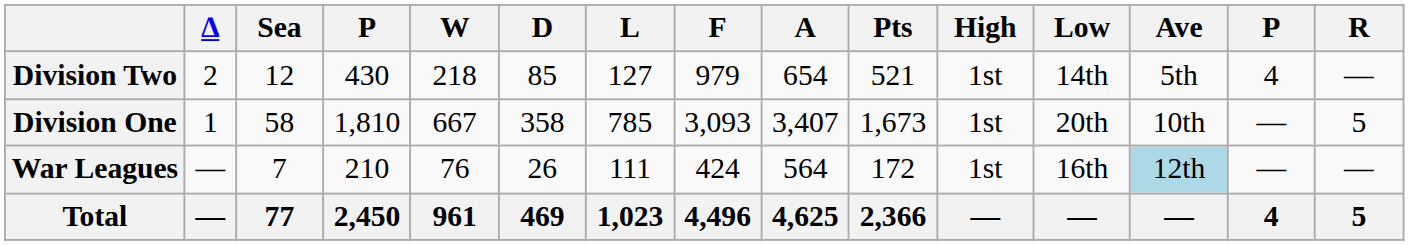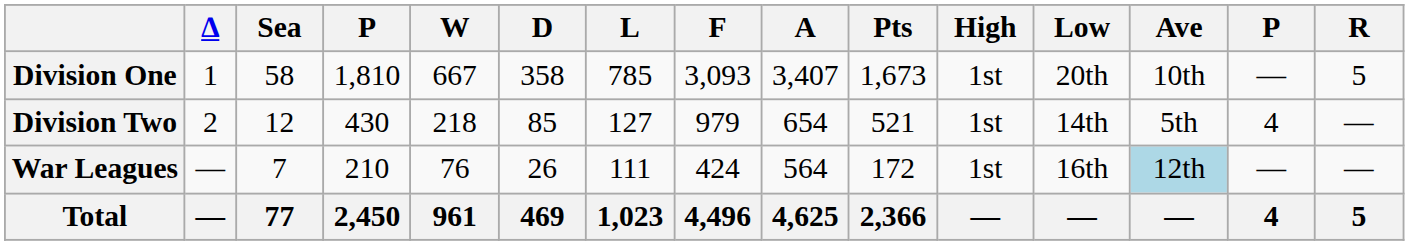rows swapped: (95, 121) <-> (95, 74)
